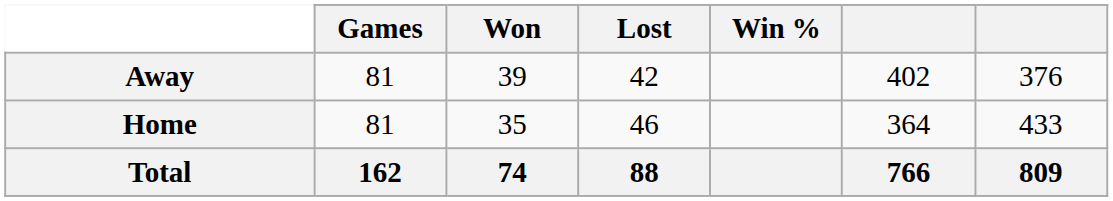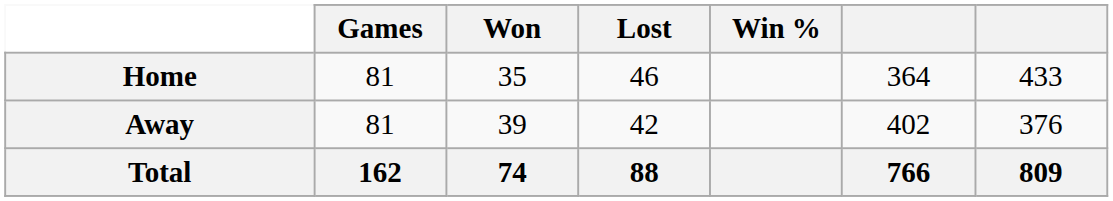rows swapped: (160, 124) <-> (160, 76)
